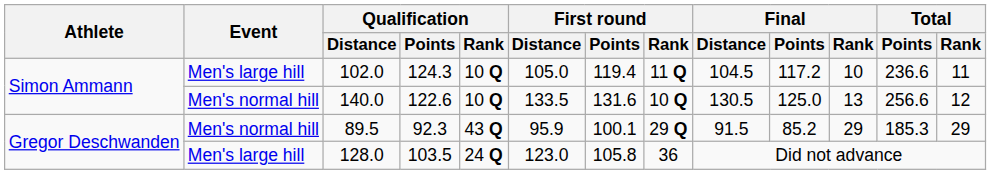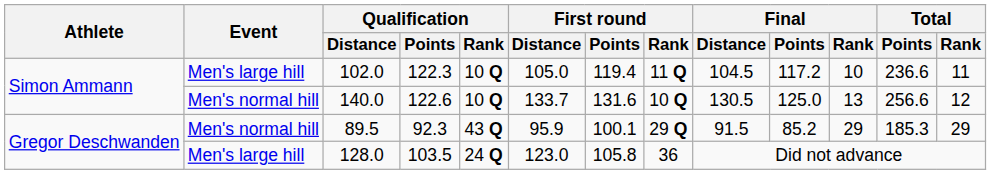(430, 73) 124.3 -> (430, 73) 122.3
(547, 101) 133.5 -> (547, 101) 133.7
